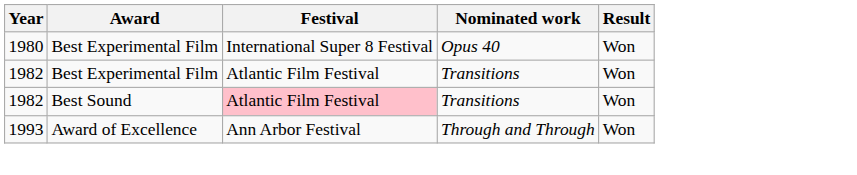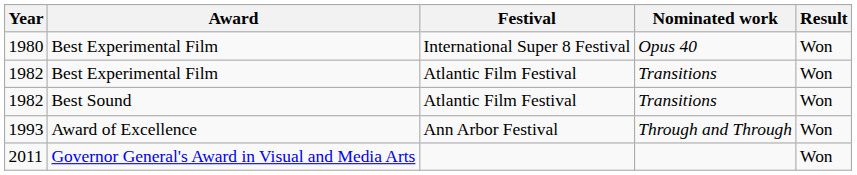(303, 101) pink background -> (500, 101) no background
+ row: (26, 156)
